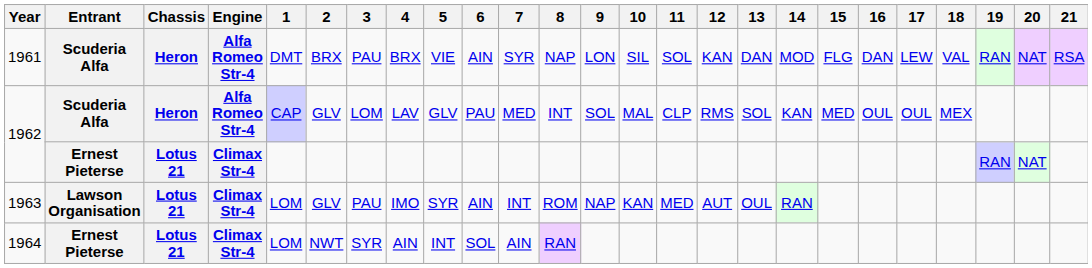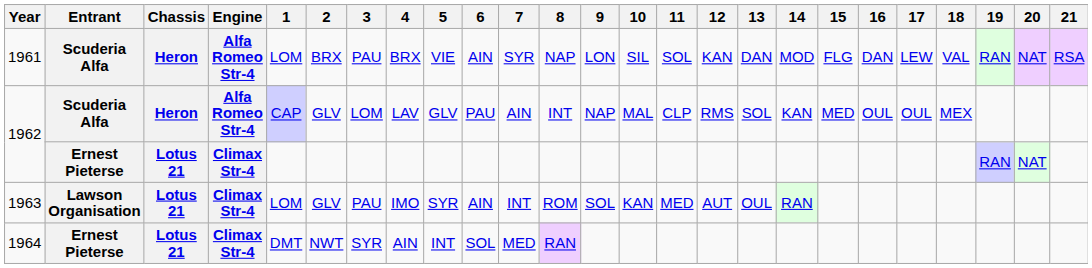(286, 57) DMT -> (286, 57) LOM
(519, 114) MED -> (519, 114) AIN
(600, 114) SOL -> (600, 114) NAP
(600, 203) NAP -> (600, 203) SOL
(286, 243) LOM -> (286, 243) DMT
(519, 243) AIN -> (519, 243) MED
